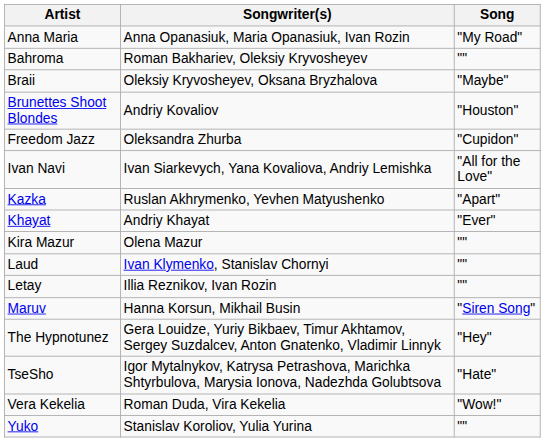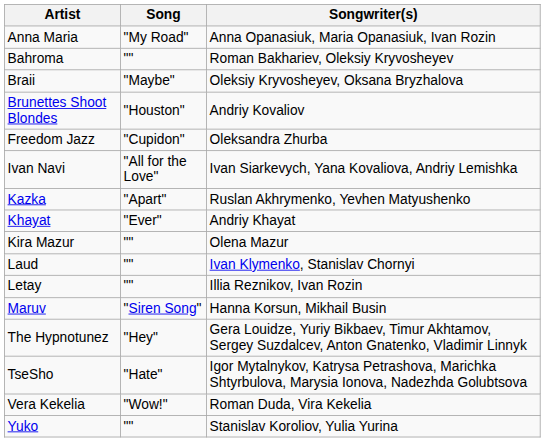columns swapped: (497, 15) <-> (287, 15)
